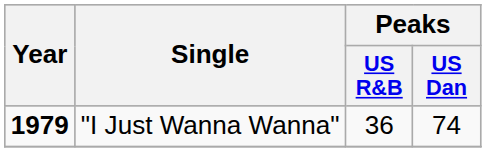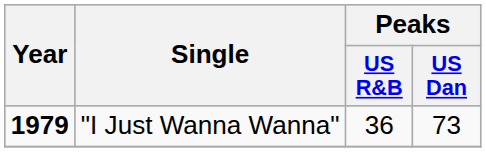(447, 125) 74 -> (447, 125) 73
